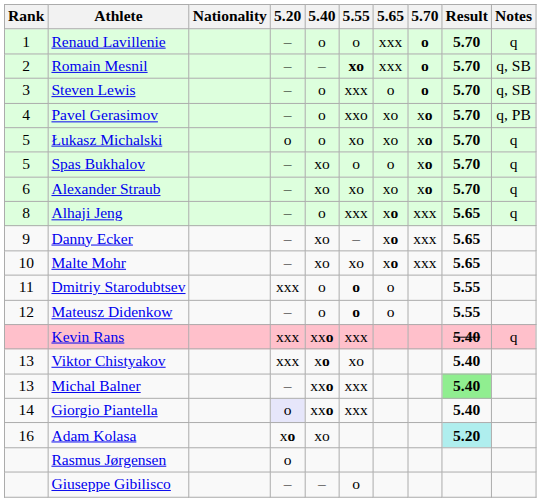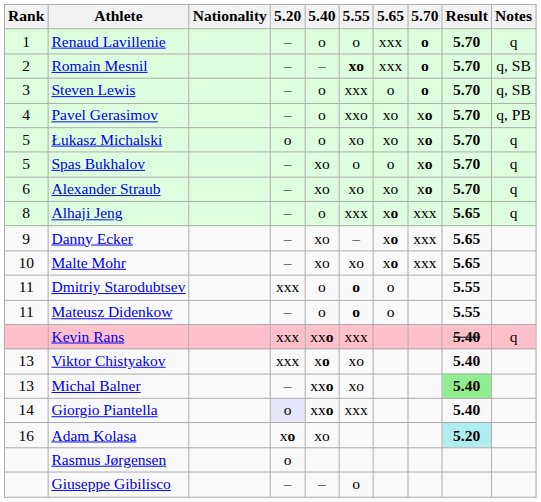(26, 312) 12 -> (26, 312) 11
(356, 386) xxx -> (356, 386) xo
